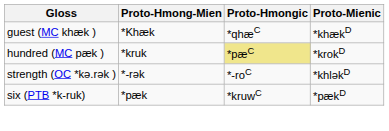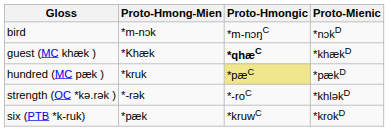+ row: (16, 32)
(244, 32) normal -> (244, 53) bold
(329, 53) *krokD -> (329, 74) *pækD
(329, 95) *pækD -> (329, 115) *krokD
